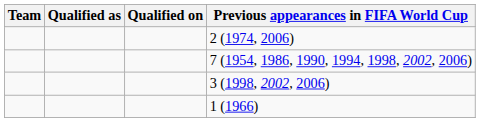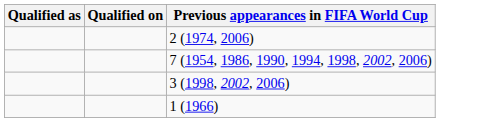- column: (24, 15)
